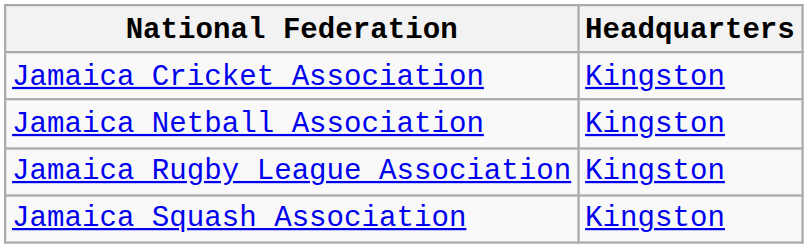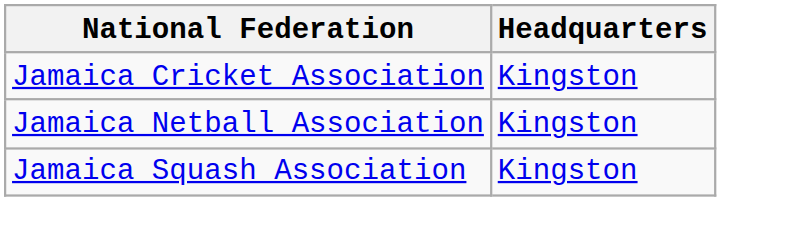- row: (292, 171)
